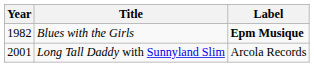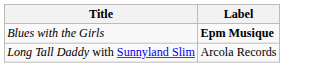- column: (19, 14)
